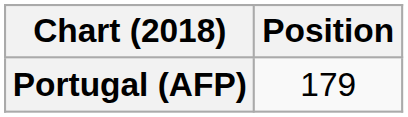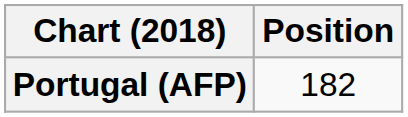(328, 84) 179 -> (328, 84) 182
